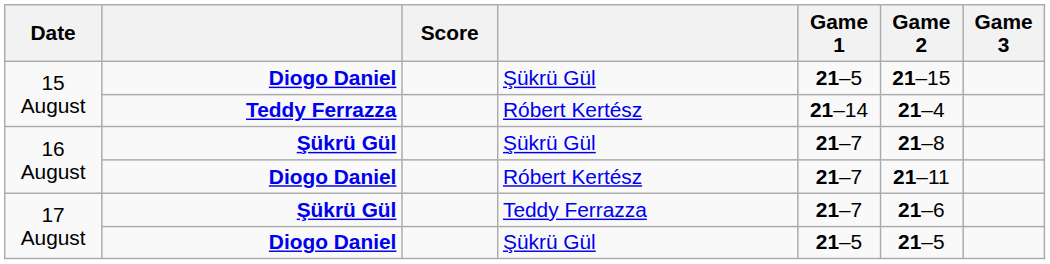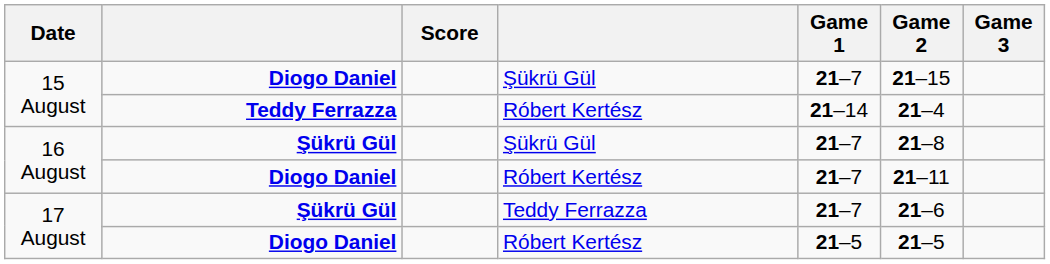(839, 78) 21–5 -> (839, 78) 21–7
(549, 243) Şükrü Gül -> (573, 243) Róbert Kertész
